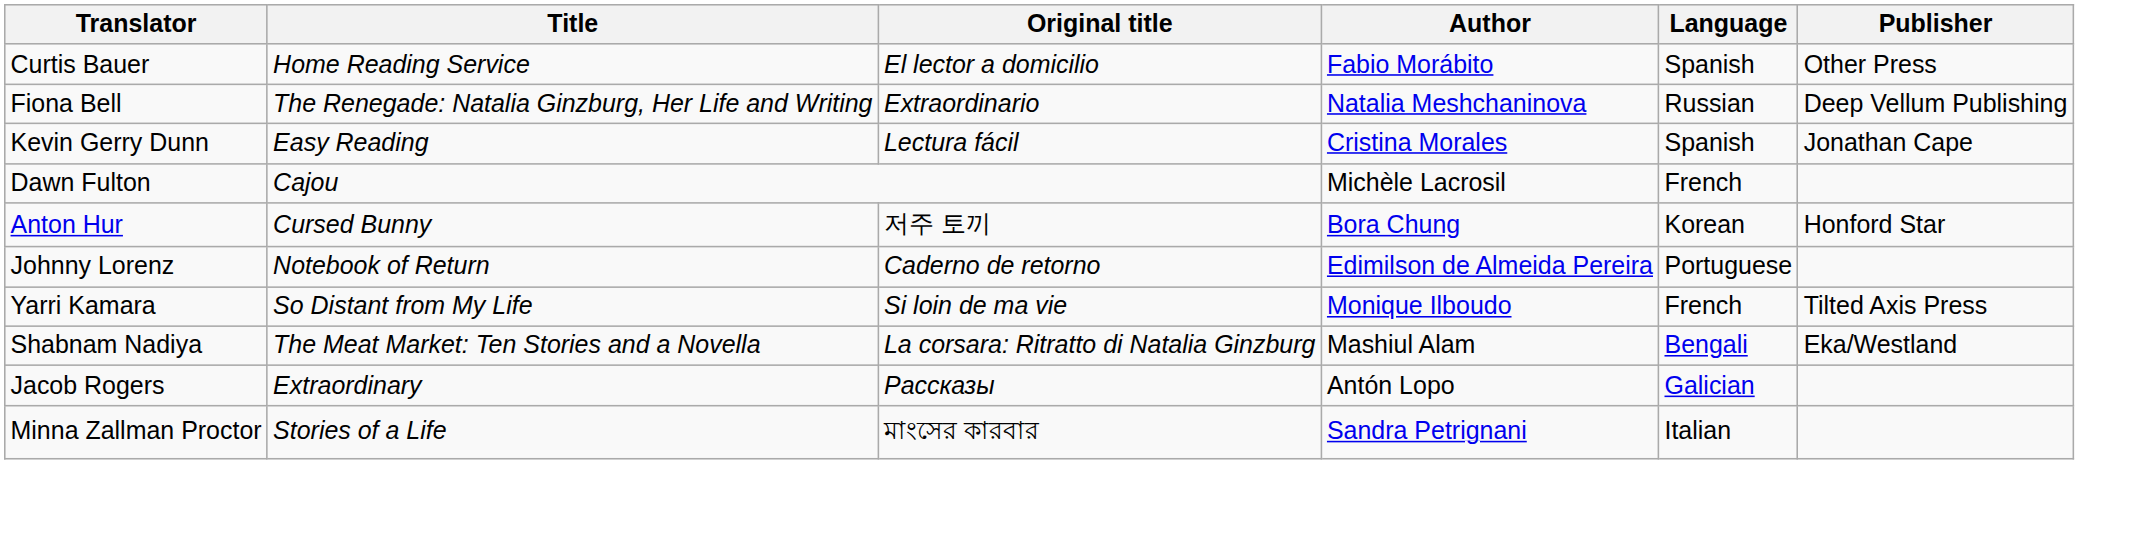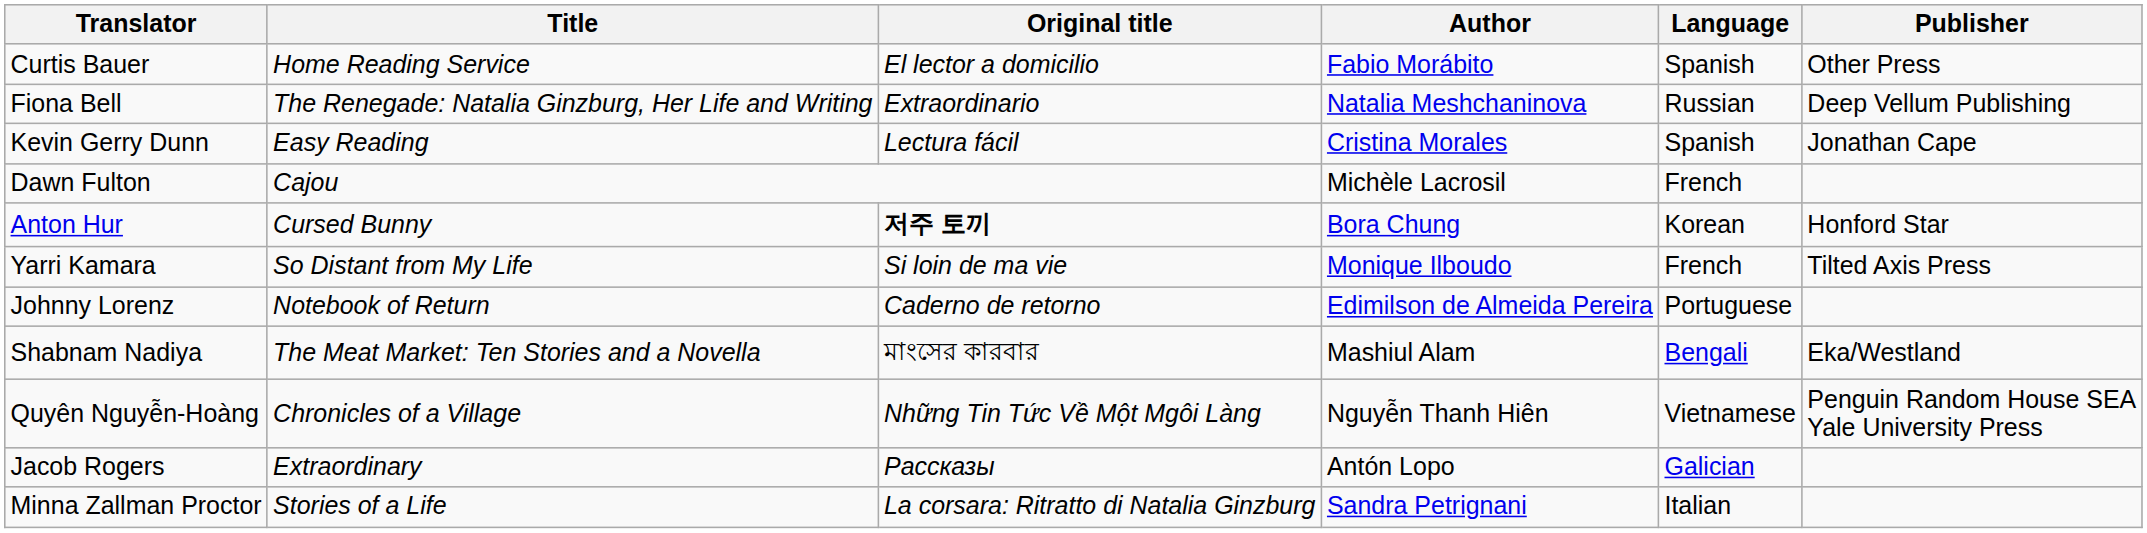(937, 223) normal -> (937, 223) bold
rows swapped: (83, 306) <-> (92, 266)
(1100, 345) La corsara: Ritratto di Natalia Ginzburg -> (962, 351) মাংসের কারবার
+ row: (135, 413)
(962, 431) মাংসের কারবার -> (1100, 506) La corsara: Ritratto di Natalia Ginzburg
